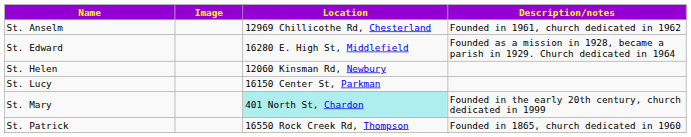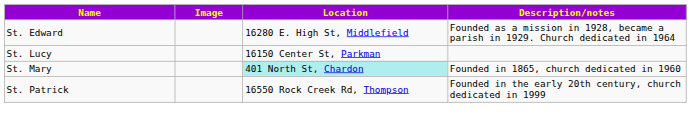- row: (35, 27)
- row: (32, 69)
(565, 104) Founded in the early 20th century, church dedicated in 1999 -> (565, 69) Founded in 1865, church dedicated in 1960
(565, 125) Founded in 1865, church dedicated in 1960 -> (565, 89) Founded in the early 20th century, church dedicated in 1999
